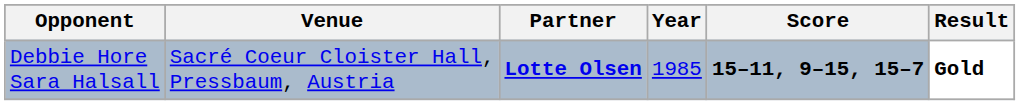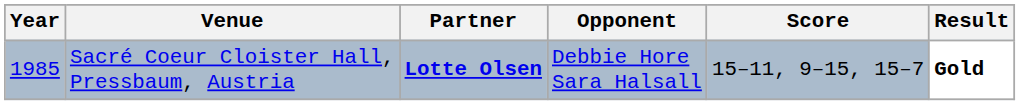columns swapped: (677, 22) <-> (85, 22)
(818, 70) bold -> (818, 70) normal
